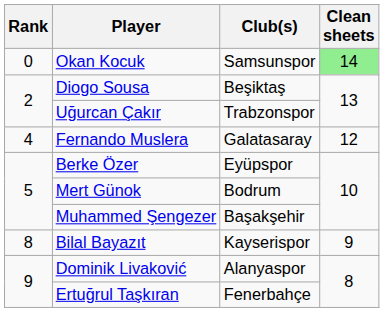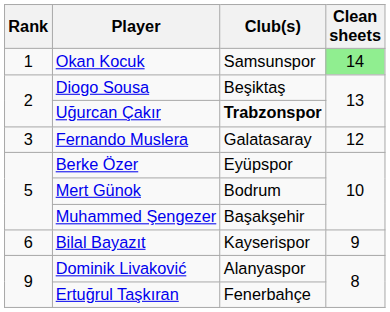(28, 61) 0 -> (28, 61) 1
(269, 113) normal -> (273, 113) bold
(28, 139) 4 -> (28, 139) 3
(28, 242) 8 -> (28, 242) 6
